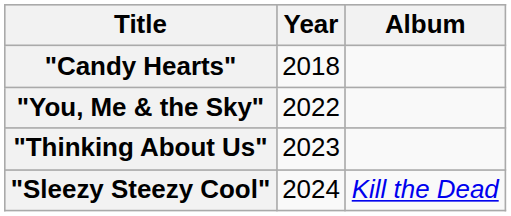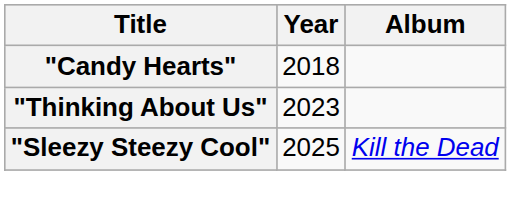- row: (140, 107)
(311, 189) 2024 -> (311, 148) 2025
